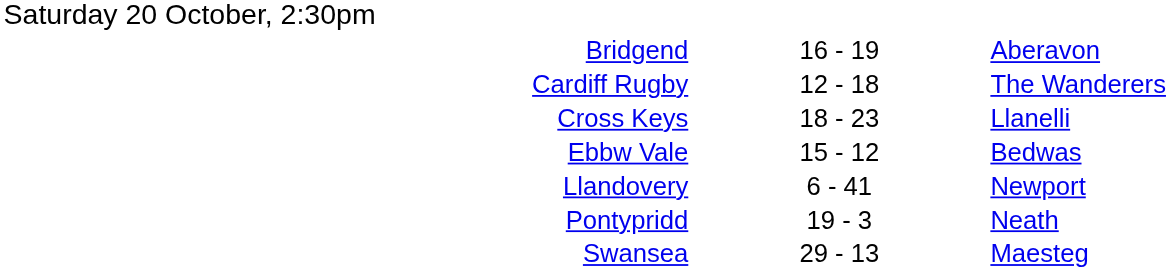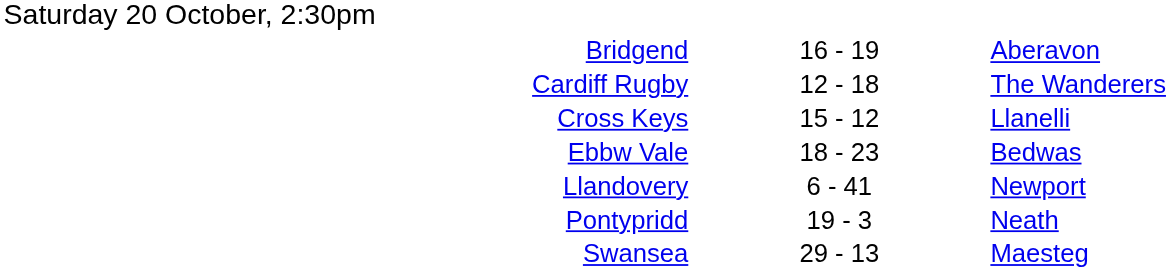(839, 118) 18 - 23 -> (839, 118) 15 - 12
(839, 152) 15 - 12 -> (839, 152) 18 - 23
